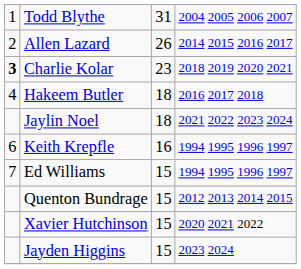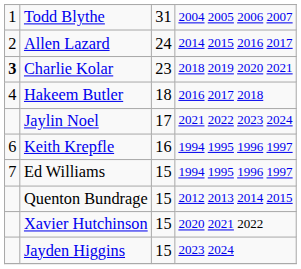(163, 43) 26 -> (163, 43) 24
(163, 120) 18 -> (163, 120) 17
